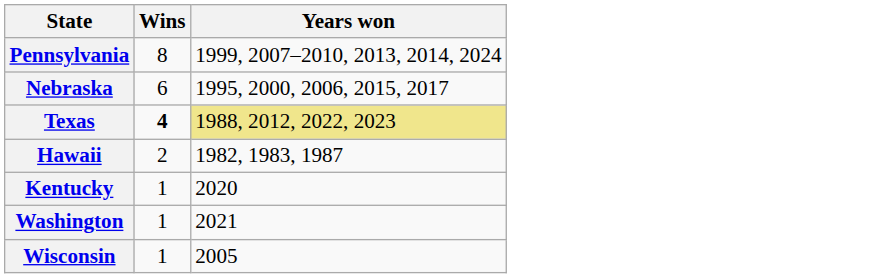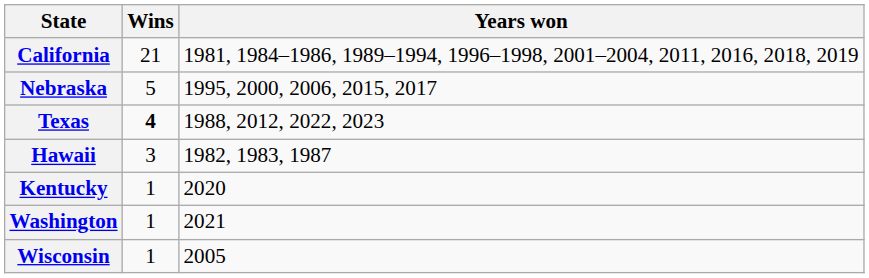+ row: (64, 54)
- row: (69, 54)
(162, 88) 6 -> (151, 88) 5
(296, 121) khaki background -> (284, 121) no background
(162, 155) 2 -> (151, 155) 3
